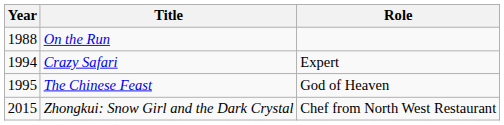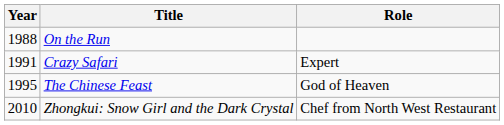(22, 62) 1994 -> (22, 62) 1991
(22, 108) 2015 -> (22, 108) 2010
